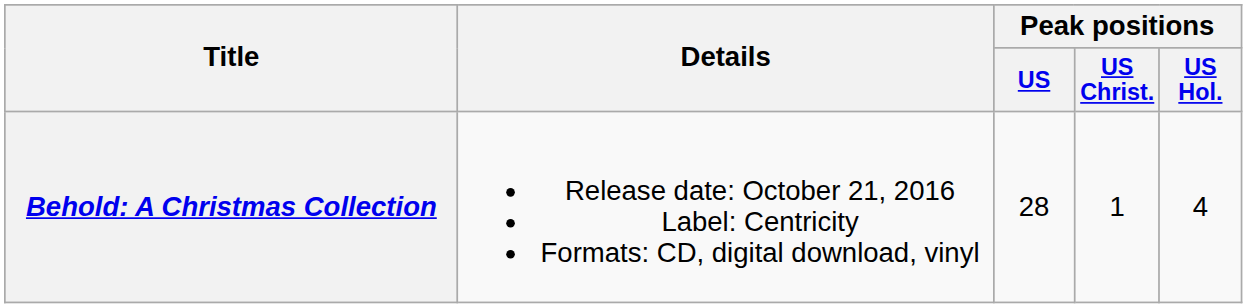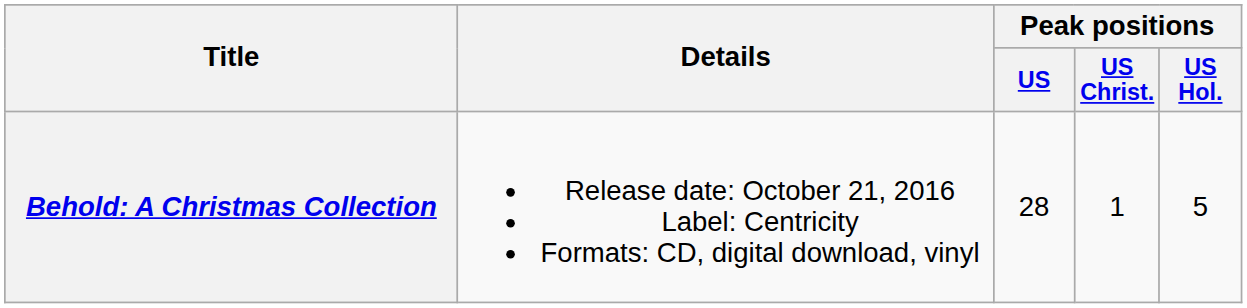(1200, 206) 4 -> (1200, 206) 5
